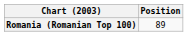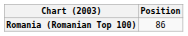(161, 25) 89 -> (161, 25) 86
